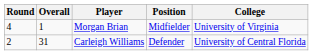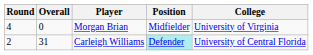(41, 27) 1 -> (41, 27) 0
(166, 42) no background -> (166, 42) paleturquoise background
